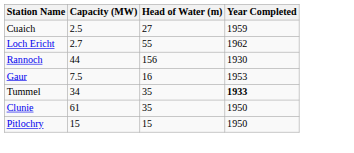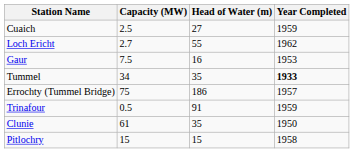- row: (25, 60)
+ row: (61, 92)
+ row: (26, 108)
(237, 124) 1950 -> (287, 140) 1958
